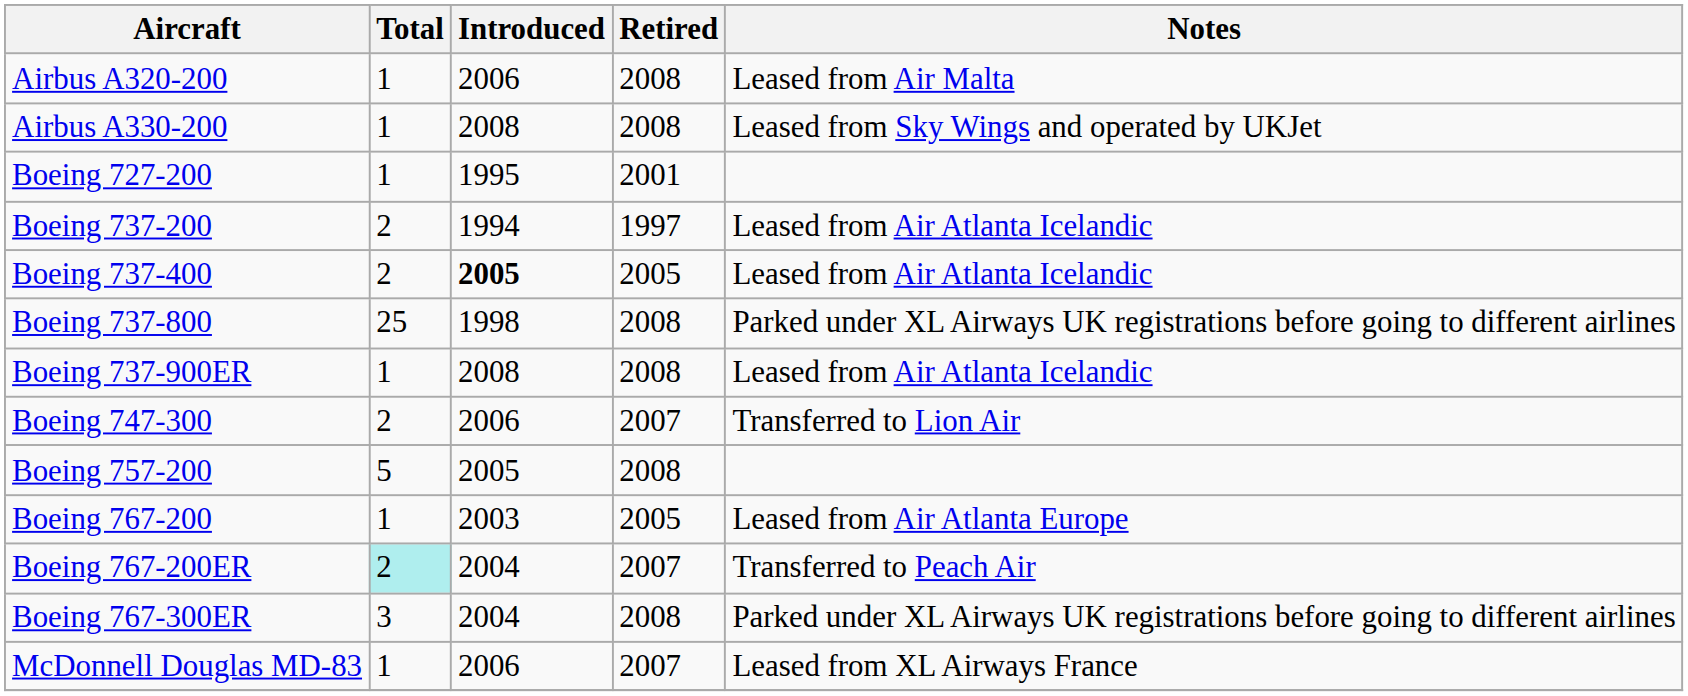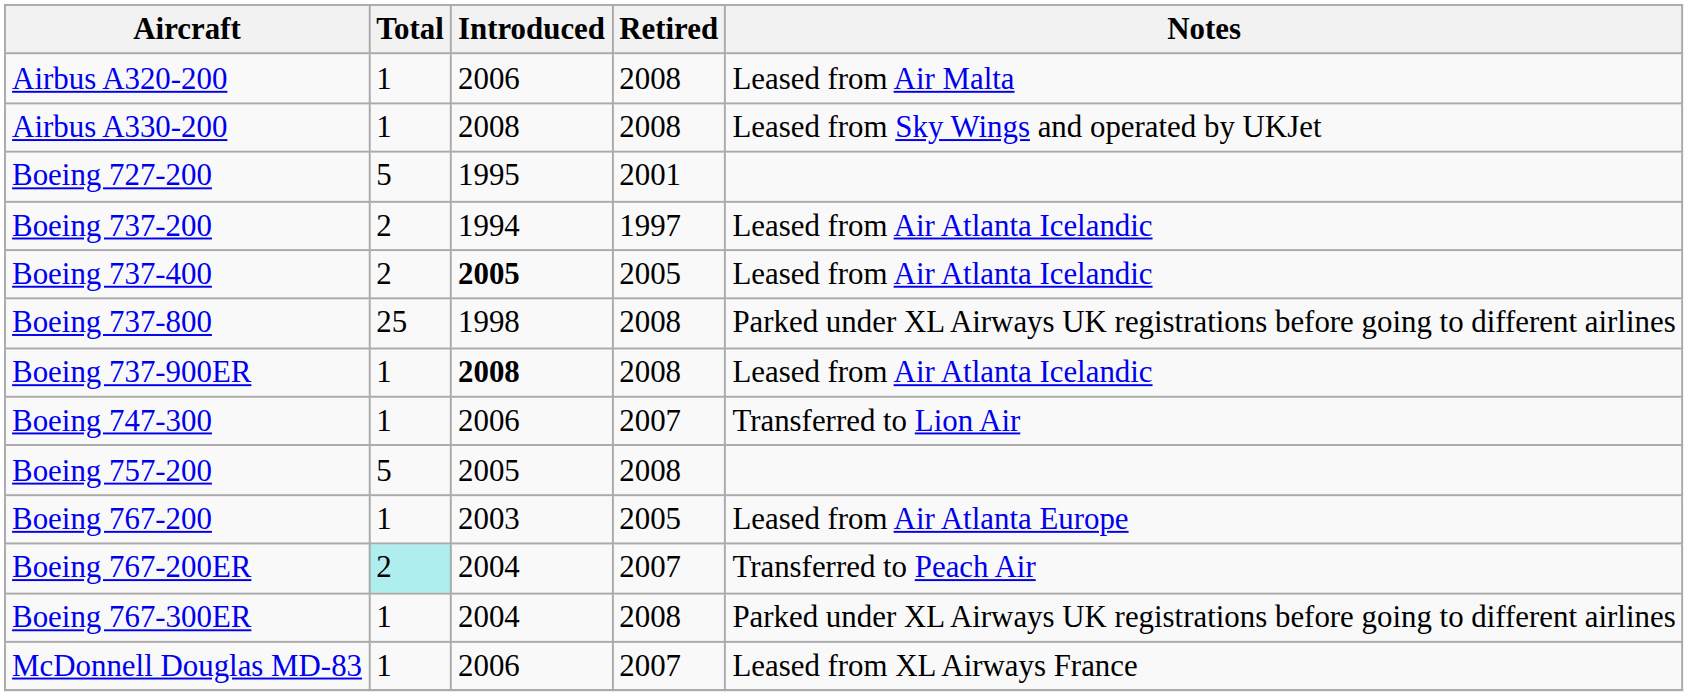(384, 175) 1 -> (384, 175) 5
(489, 371) normal -> (489, 371) bold
(384, 420) 2 -> (384, 420) 1
(384, 616) 3 -> (384, 616) 1
